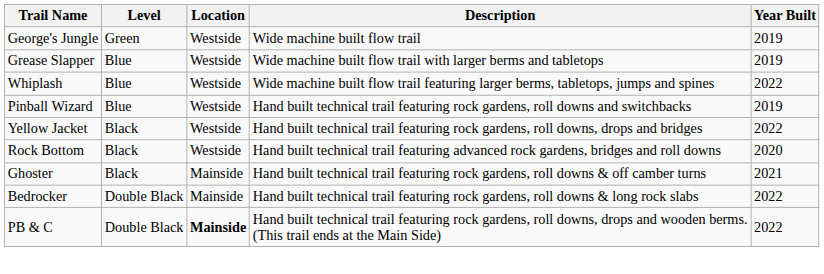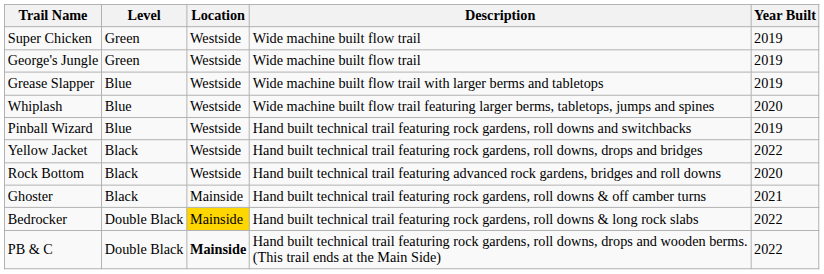+ row: (50, 38)
(768, 83) 2022 -> (768, 106) 2020
(217, 196) no background -> (217, 219) gold background
